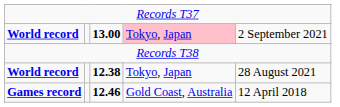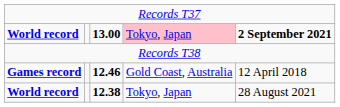(283, 33) normal -> (285, 33) bold
rows swapped: (106, 72) <-> (106, 92)
